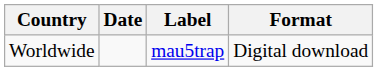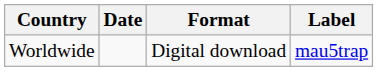columns swapped: (301, 19) <-> (188, 19)
